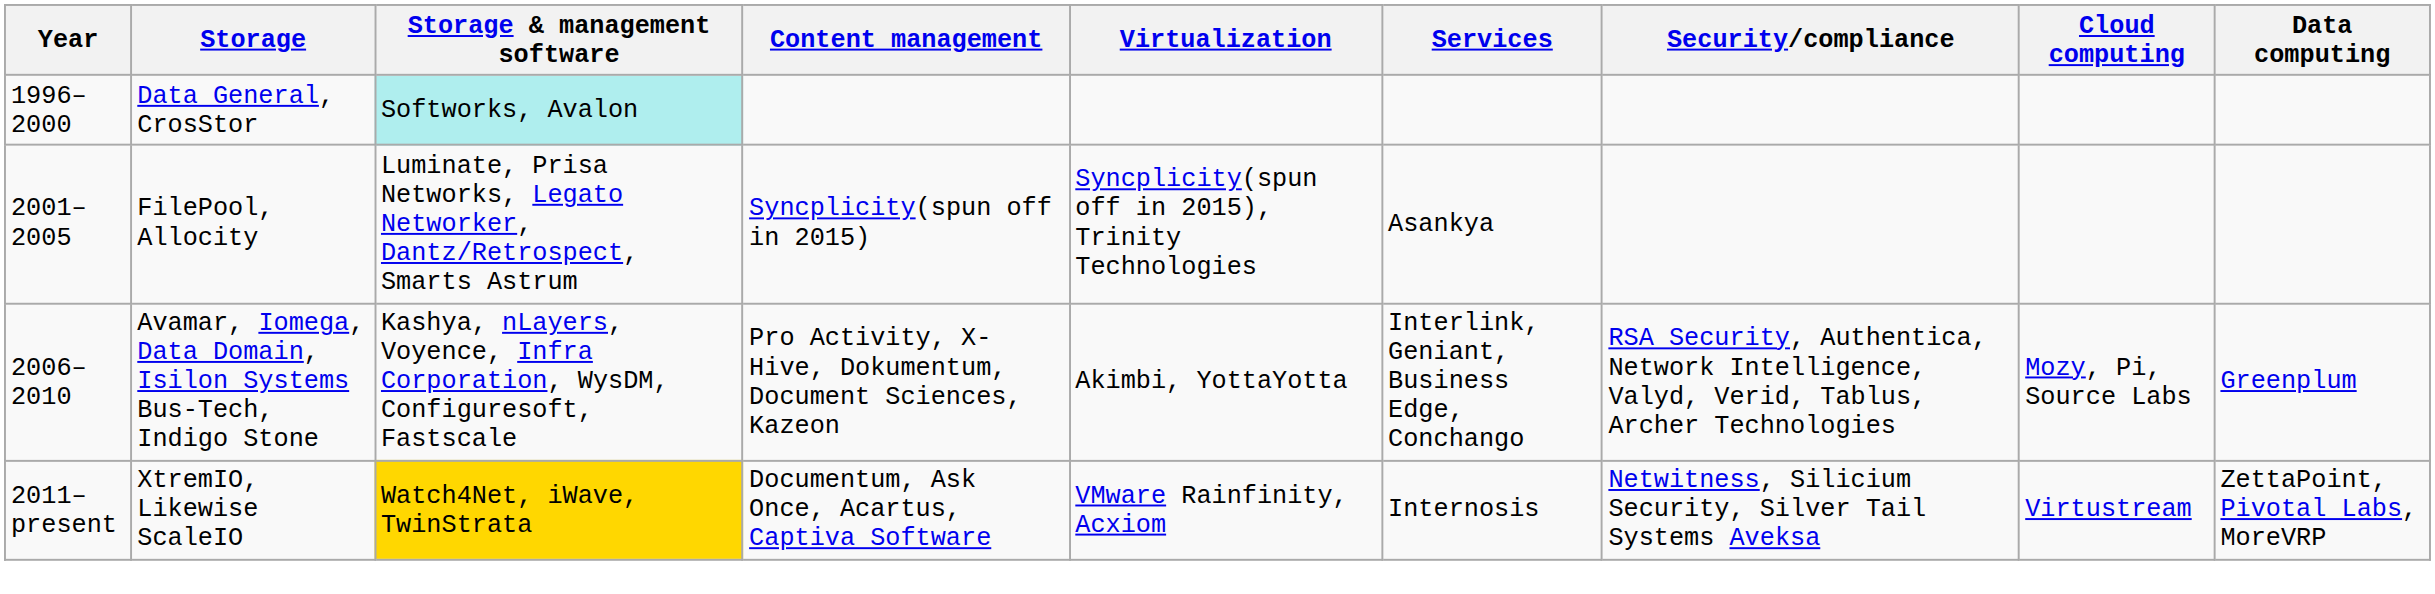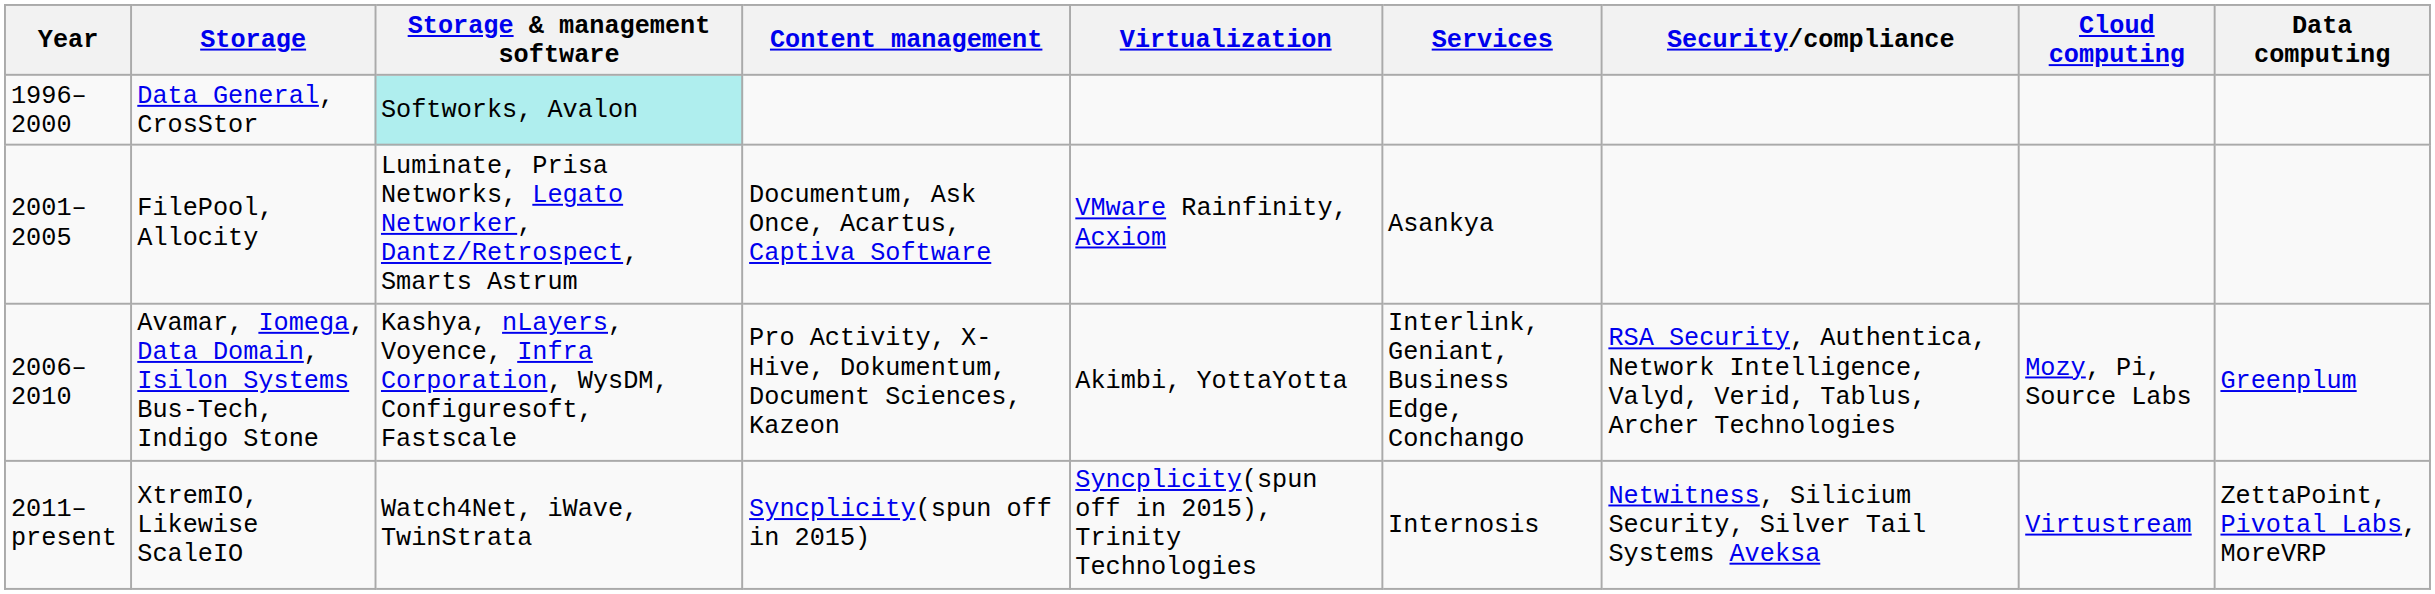(900, 224) Syncplicity(spun off in 2015) -> (870, 224) Documentum, Ask Once, Acartus, Captiva Software
(1196, 224) Syncplicity(spun off in 2015), Trinity Technologies -> (1212, 224) VMware Rainfinity, Acxiom
(510, 510) gold background -> (510, 525) no background
(870, 510) Documentum, Ask Once, Acartus, Captiva Software -> (900, 525) Syncplicity(spun off in 2015)
(1212, 510) VMware Rainfinity, Acxiom -> (1196, 525) Syncplicity(spun off in 2015), Trinity Technologies
